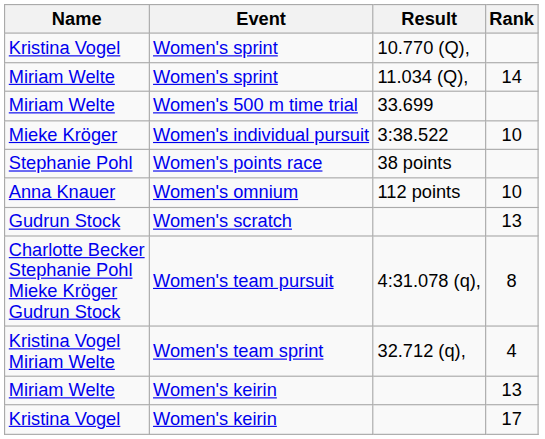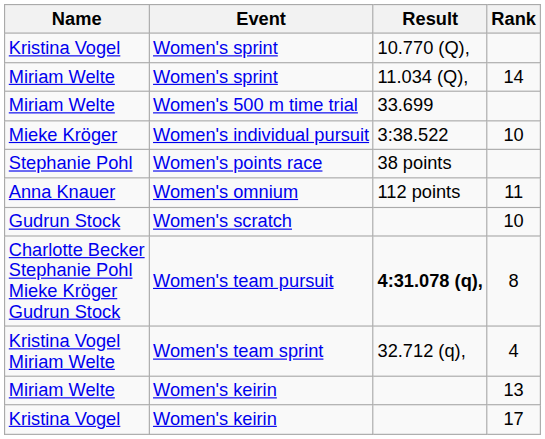(512, 192) 10 -> (514, 192) 11
(512, 221) 13 -> (514, 221) 10
(429, 281) normal -> (430, 281) bold
